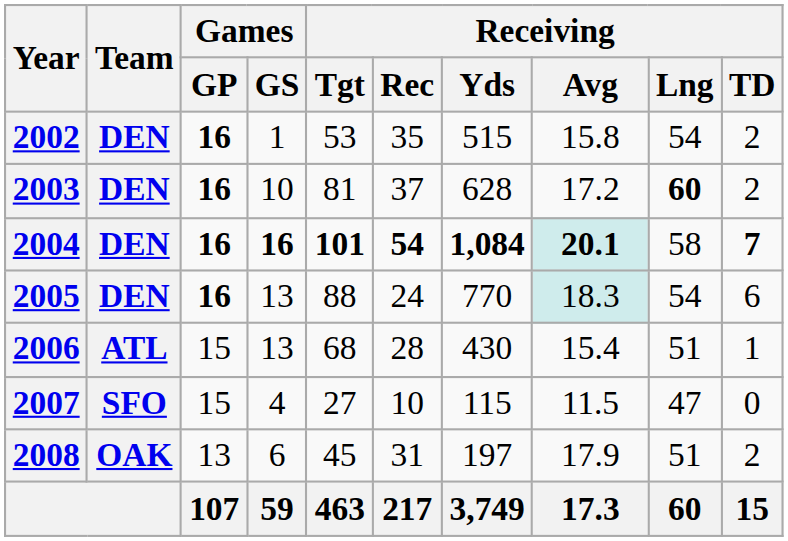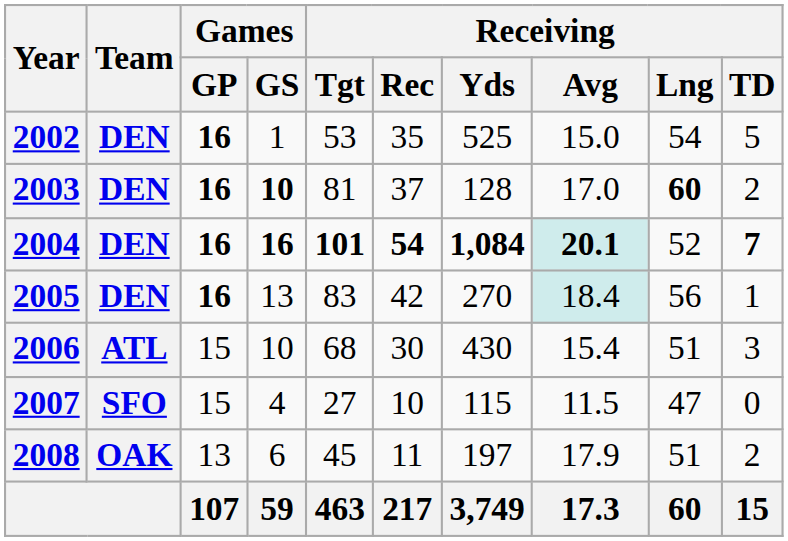(487, 137) 515 -> (487, 137) 525
(590, 137) 15.8 -> (590, 137) 15.0
(752, 137) 2 -> (752, 137) 5
(277, 190) normal -> (277, 190) bold
(487, 190) 628 -> (487, 190) 128
(590, 190) 17.2 -> (590, 190) 17.0
(685, 243) 58 -> (685, 243) 52
(340, 296) 88 -> (340, 296) 83
(407, 296) 24 -> (407, 296) 42
(487, 296) 770 -> (487, 296) 270
(590, 296) 18.3 -> (590, 296) 18.4
(685, 296) 54 -> (685, 296) 56
(752, 296) 6 -> (752, 296) 1
(277, 349) 13 -> (277, 349) 10
(407, 349) 28 -> (407, 349) 30
(752, 349) 1 -> (752, 349) 3
(407, 455) 31 -> (407, 455) 11
